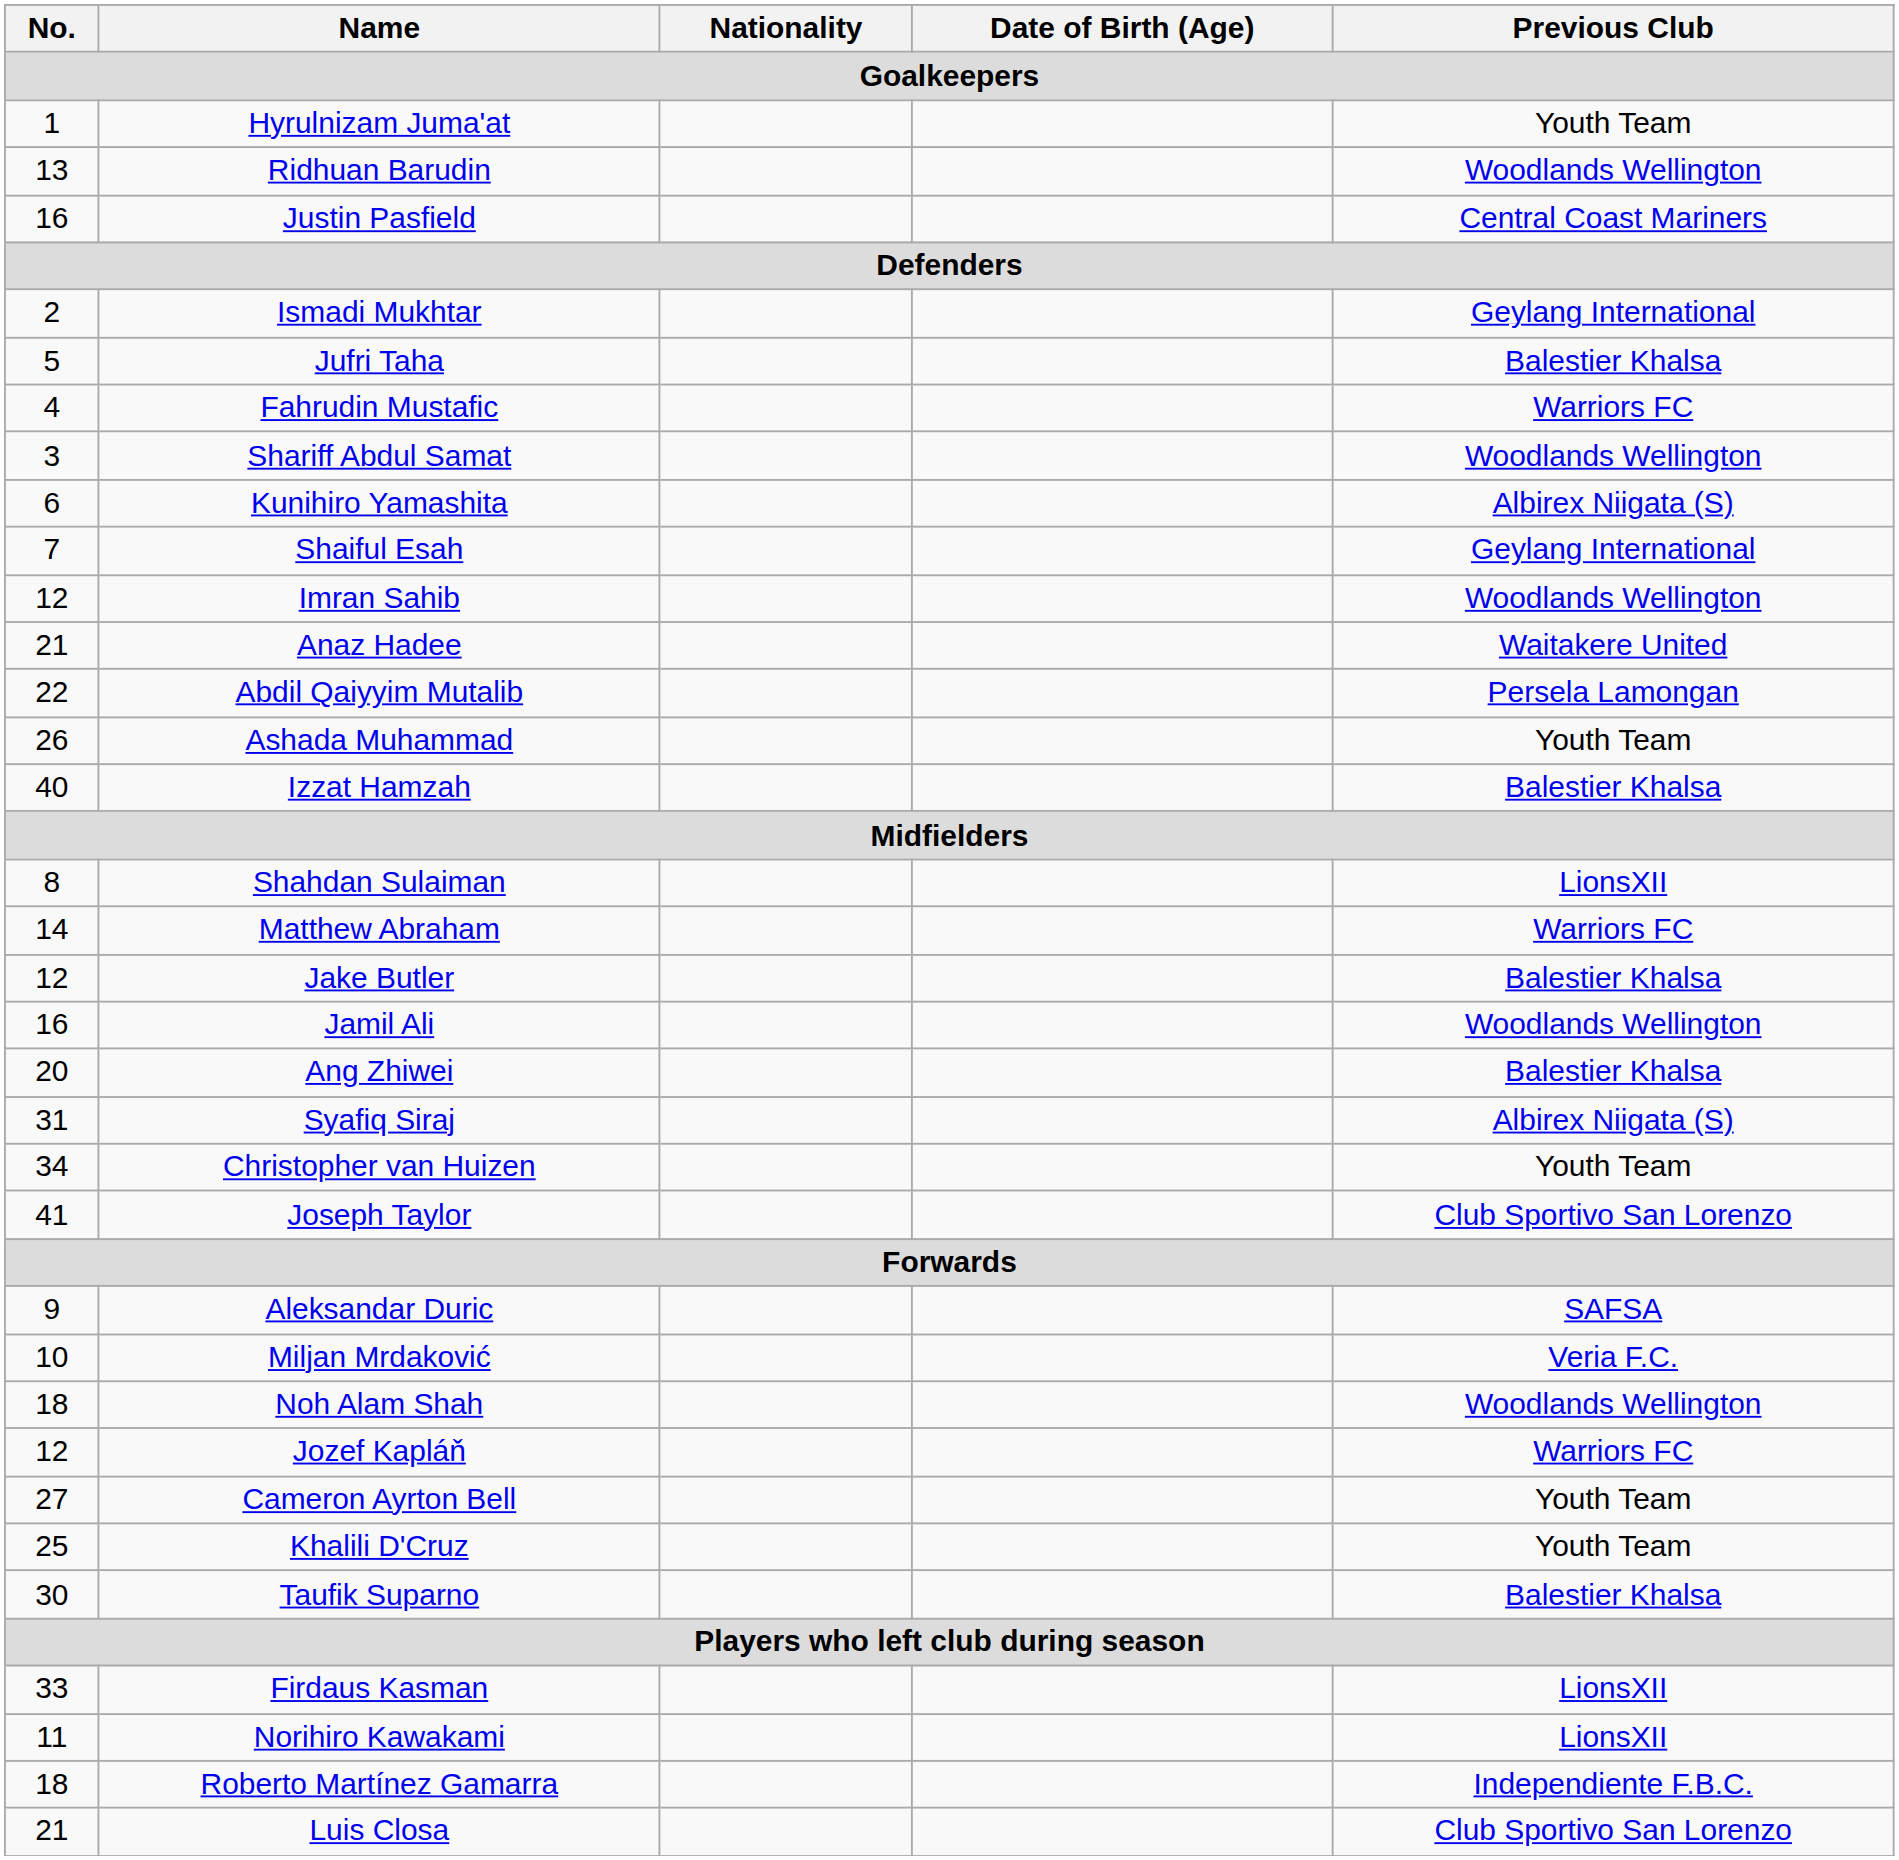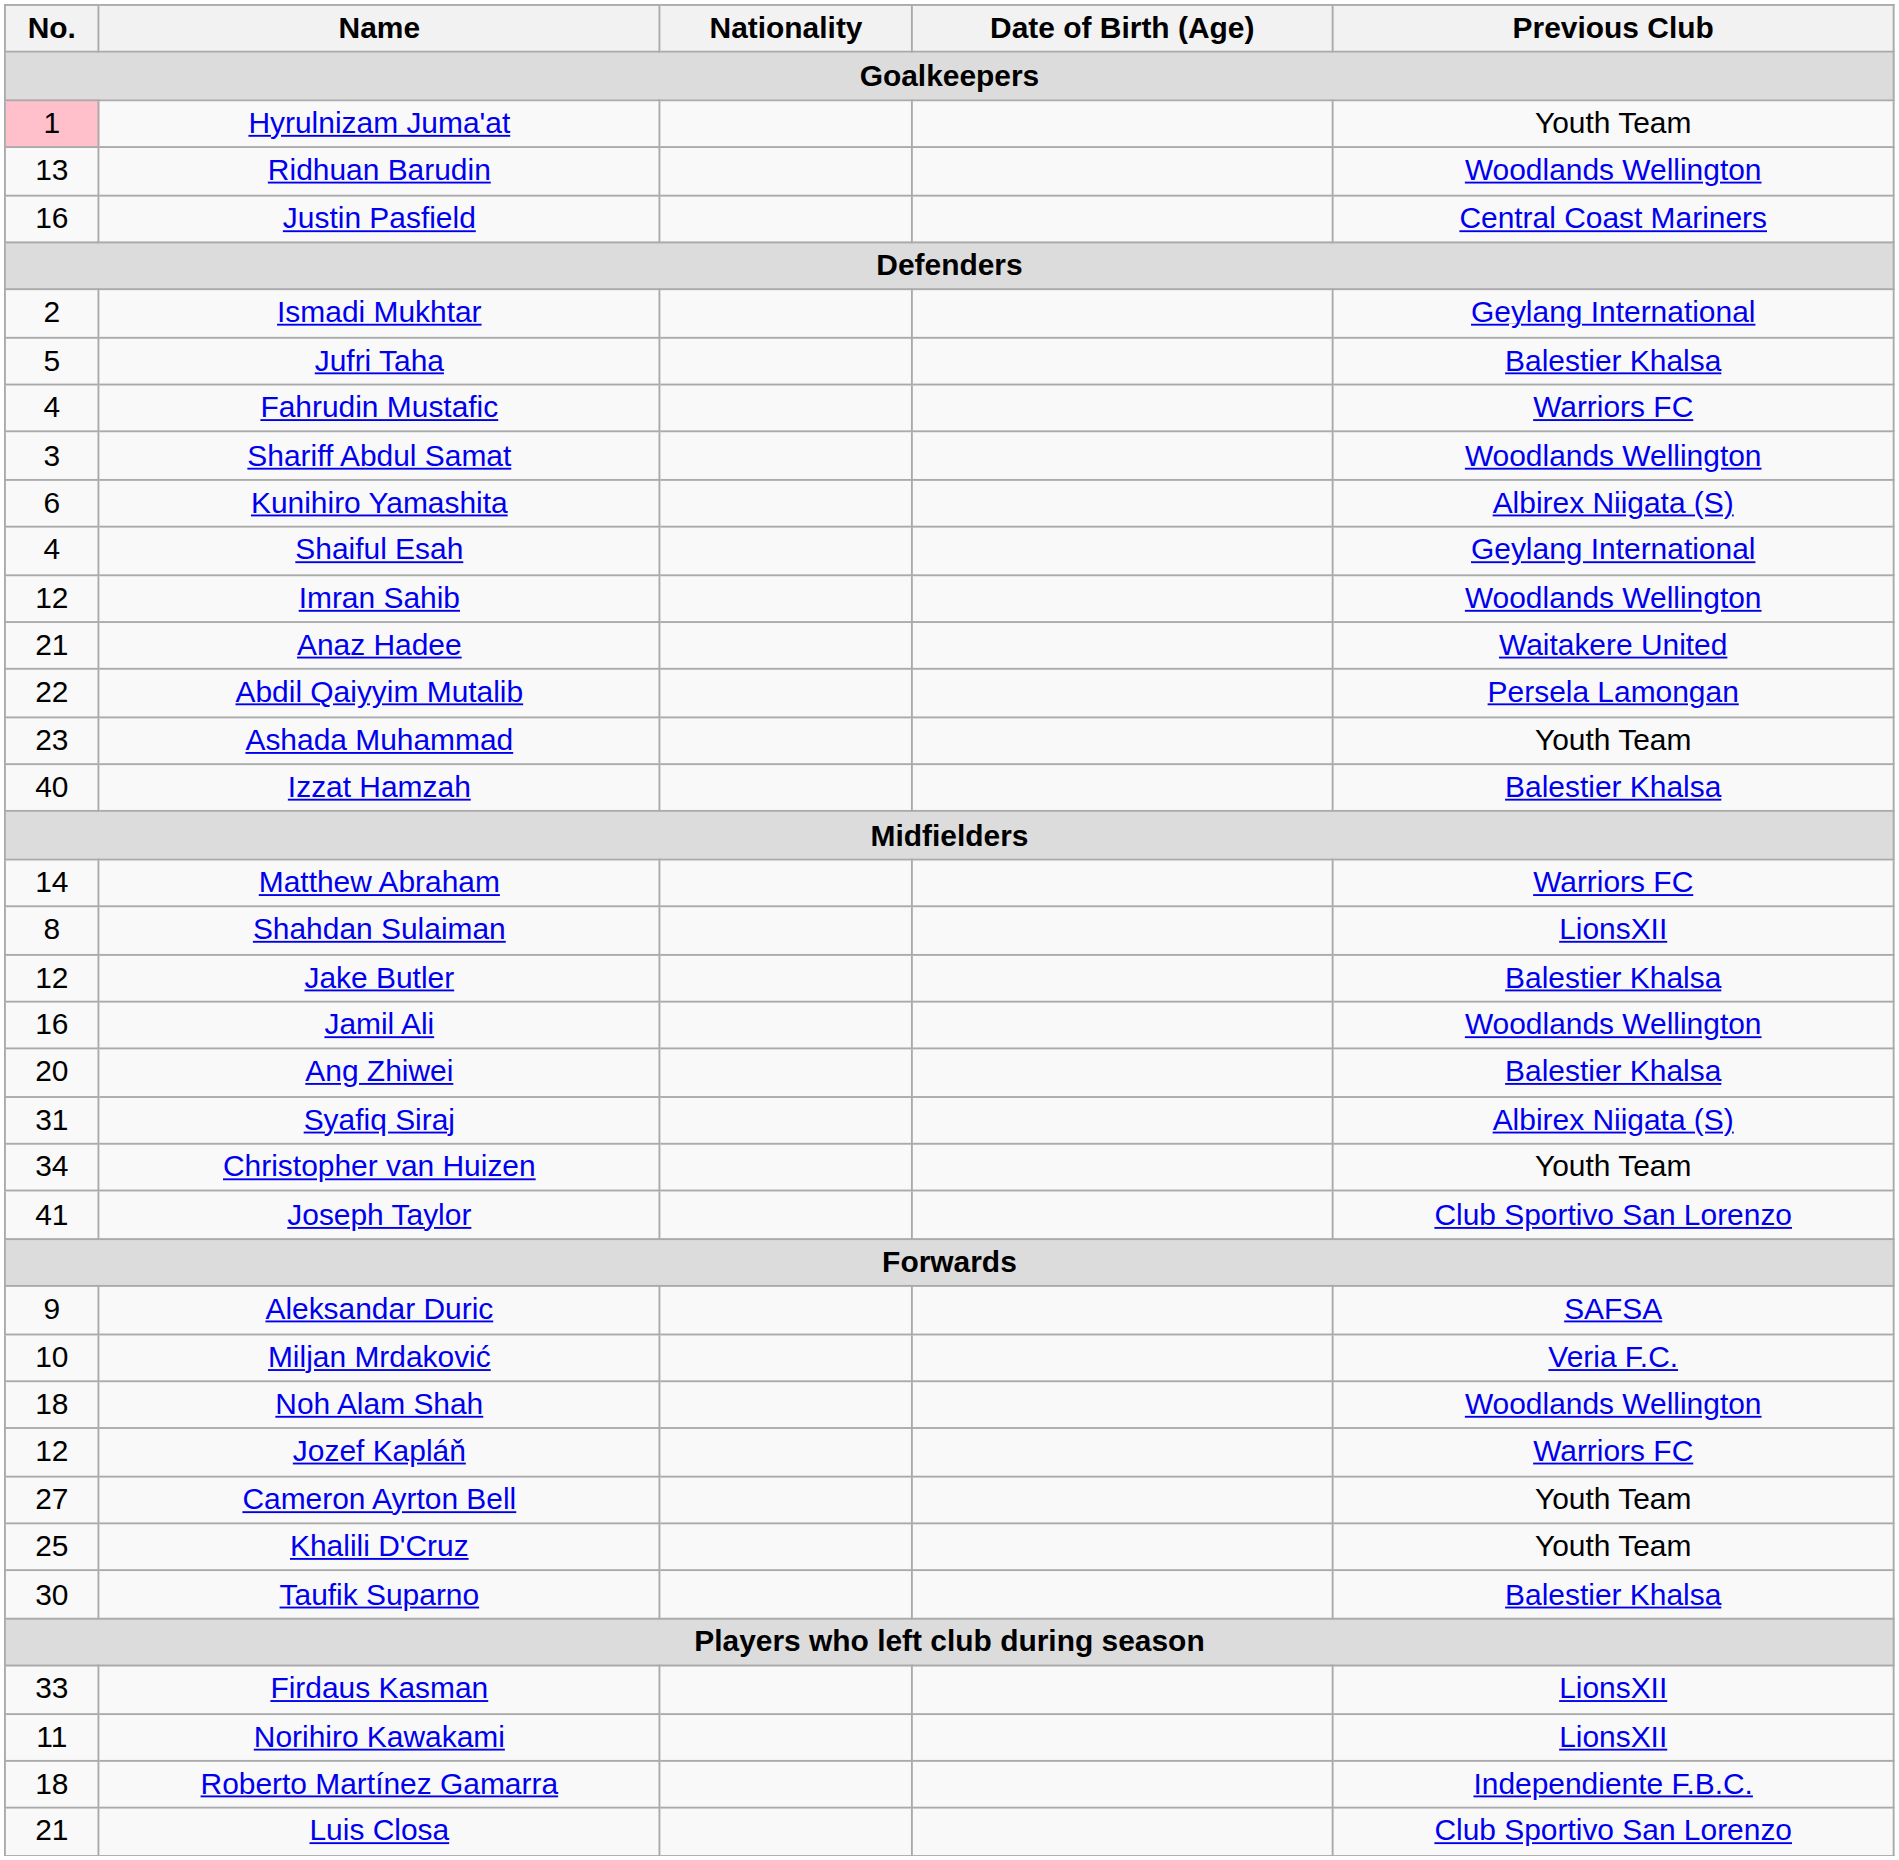(52, 123) no background -> (52, 123) pink background
(52, 550) 7 -> (52, 550) 4
(52, 739) 26 -> (52, 739) 23
rows swapped: (379, 882) <-> (379, 929)
